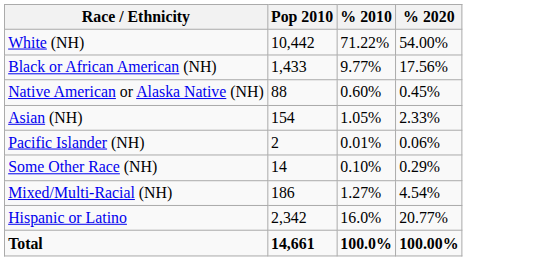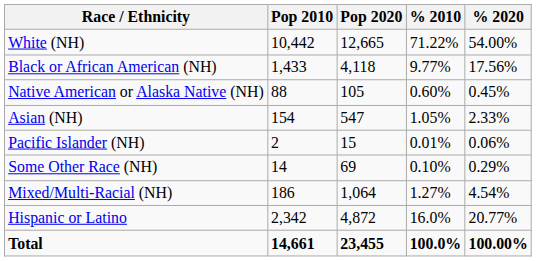+ column: (371, 17)
